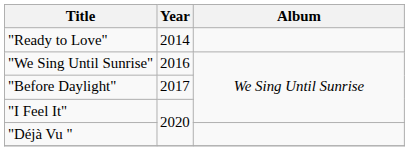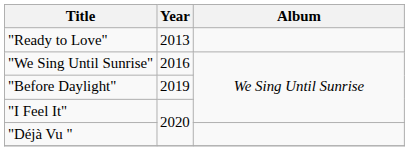(175, 39) 2014 -> (175, 39) 2013
(175, 87) 2017 -> (175, 87) 2019
